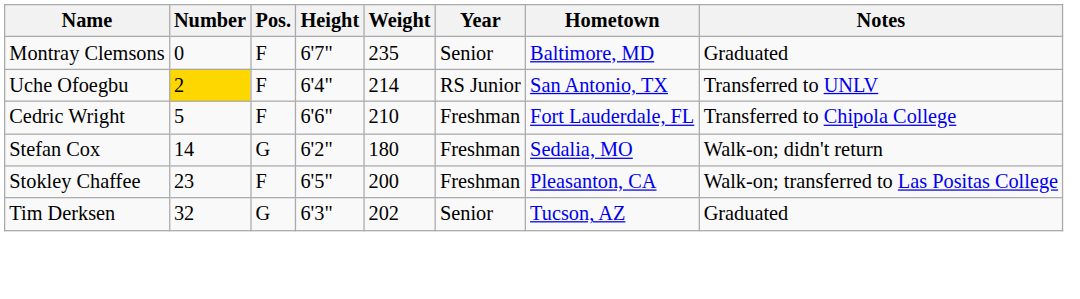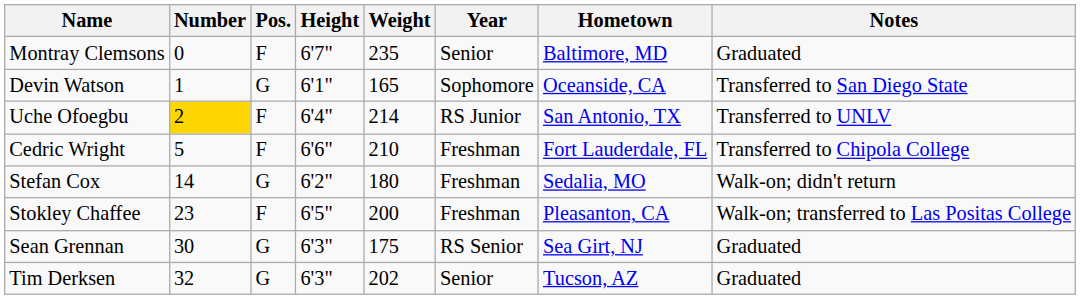+ row: (67, 85)
+ row: (67, 246)
